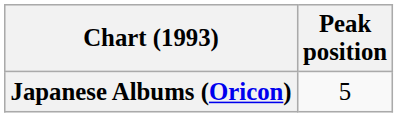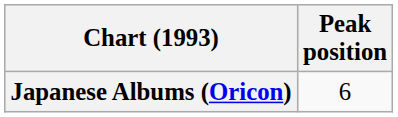(345, 91) 5 -> (345, 91) 6
